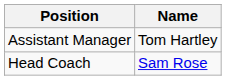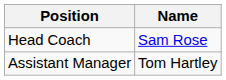rows swapped: (49, 63) <-> (70, 39)
